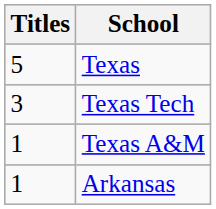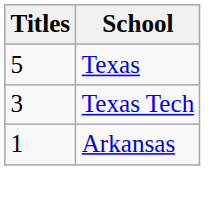- row: (143, 143)
